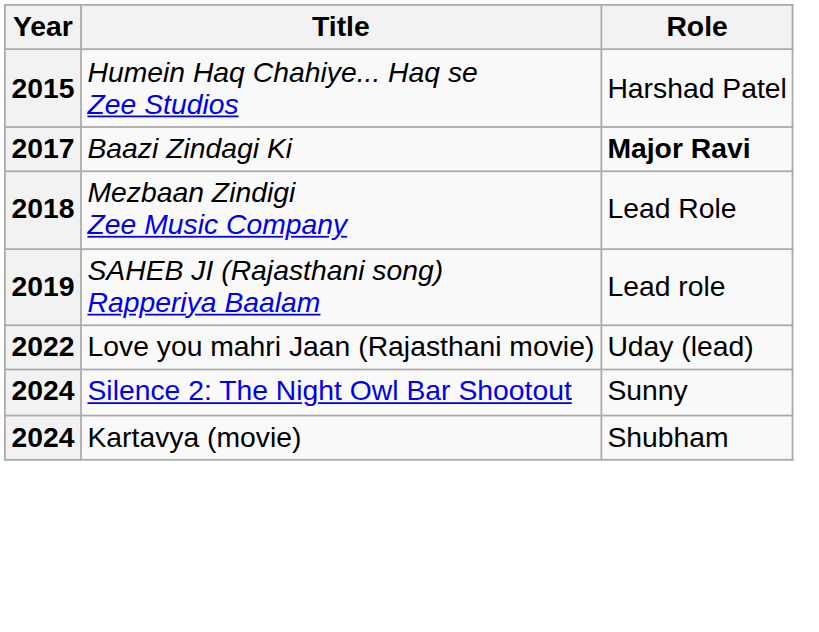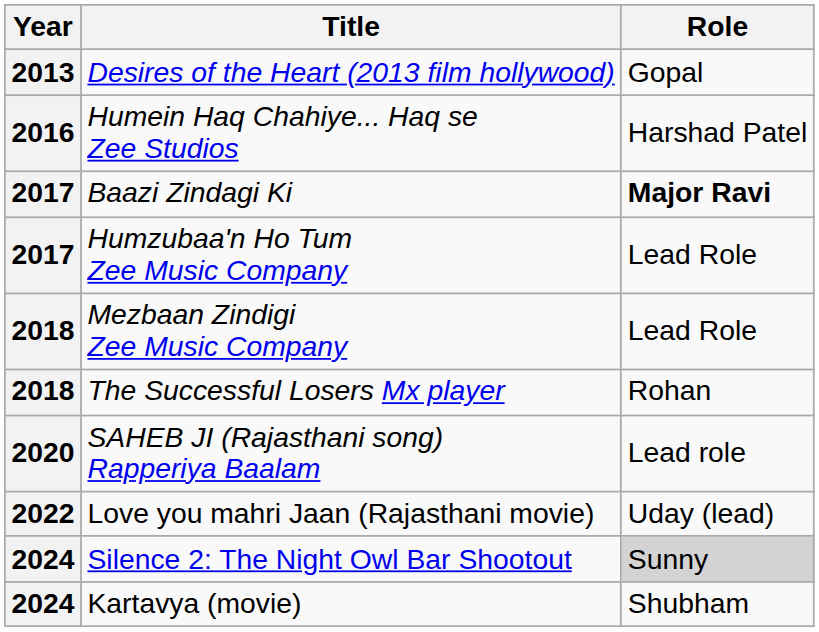+ row: (351, 71)
(43, 87) 2015 -> (43, 132) 2016
+ row: (220, 254)
+ row: (296, 392)
(43, 286) 2019 -> (43, 452) 2020
(648, 392) no background -> (668, 558) lightgrey background
